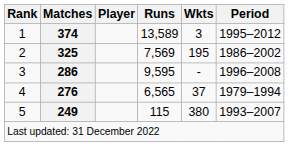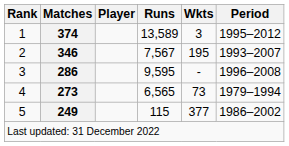(68, 53) 325 -> (68, 53) 346
(160, 53) 7,569 -> (160, 53) 7,567
(250, 53) 1986–2002 -> (250, 53) 1993–2007
(68, 92) 276 -> (68, 92) 273
(199, 92) 37 -> (199, 92) 73
(199, 111) 380 -> (199, 111) 377
(250, 111) 1993–2007 -> (250, 111) 1986–2002
